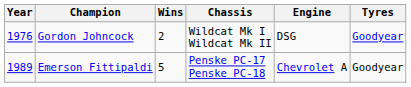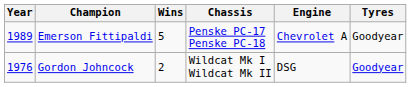rows swapped: (86, 37) <-> (95, 67)
